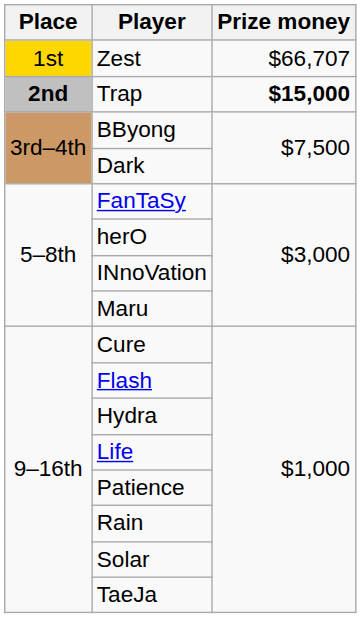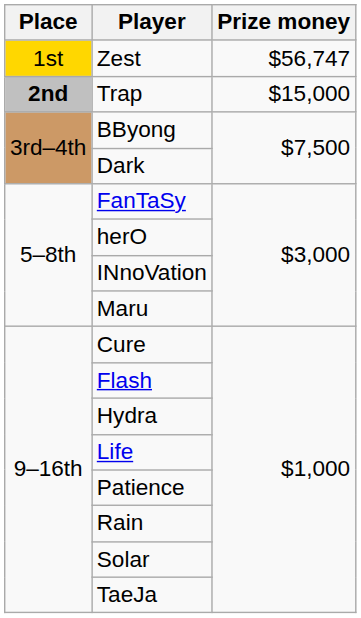(309, 58) $66,707 -> (309, 58) $56,747
(309, 93) bold -> (309, 93) normal
